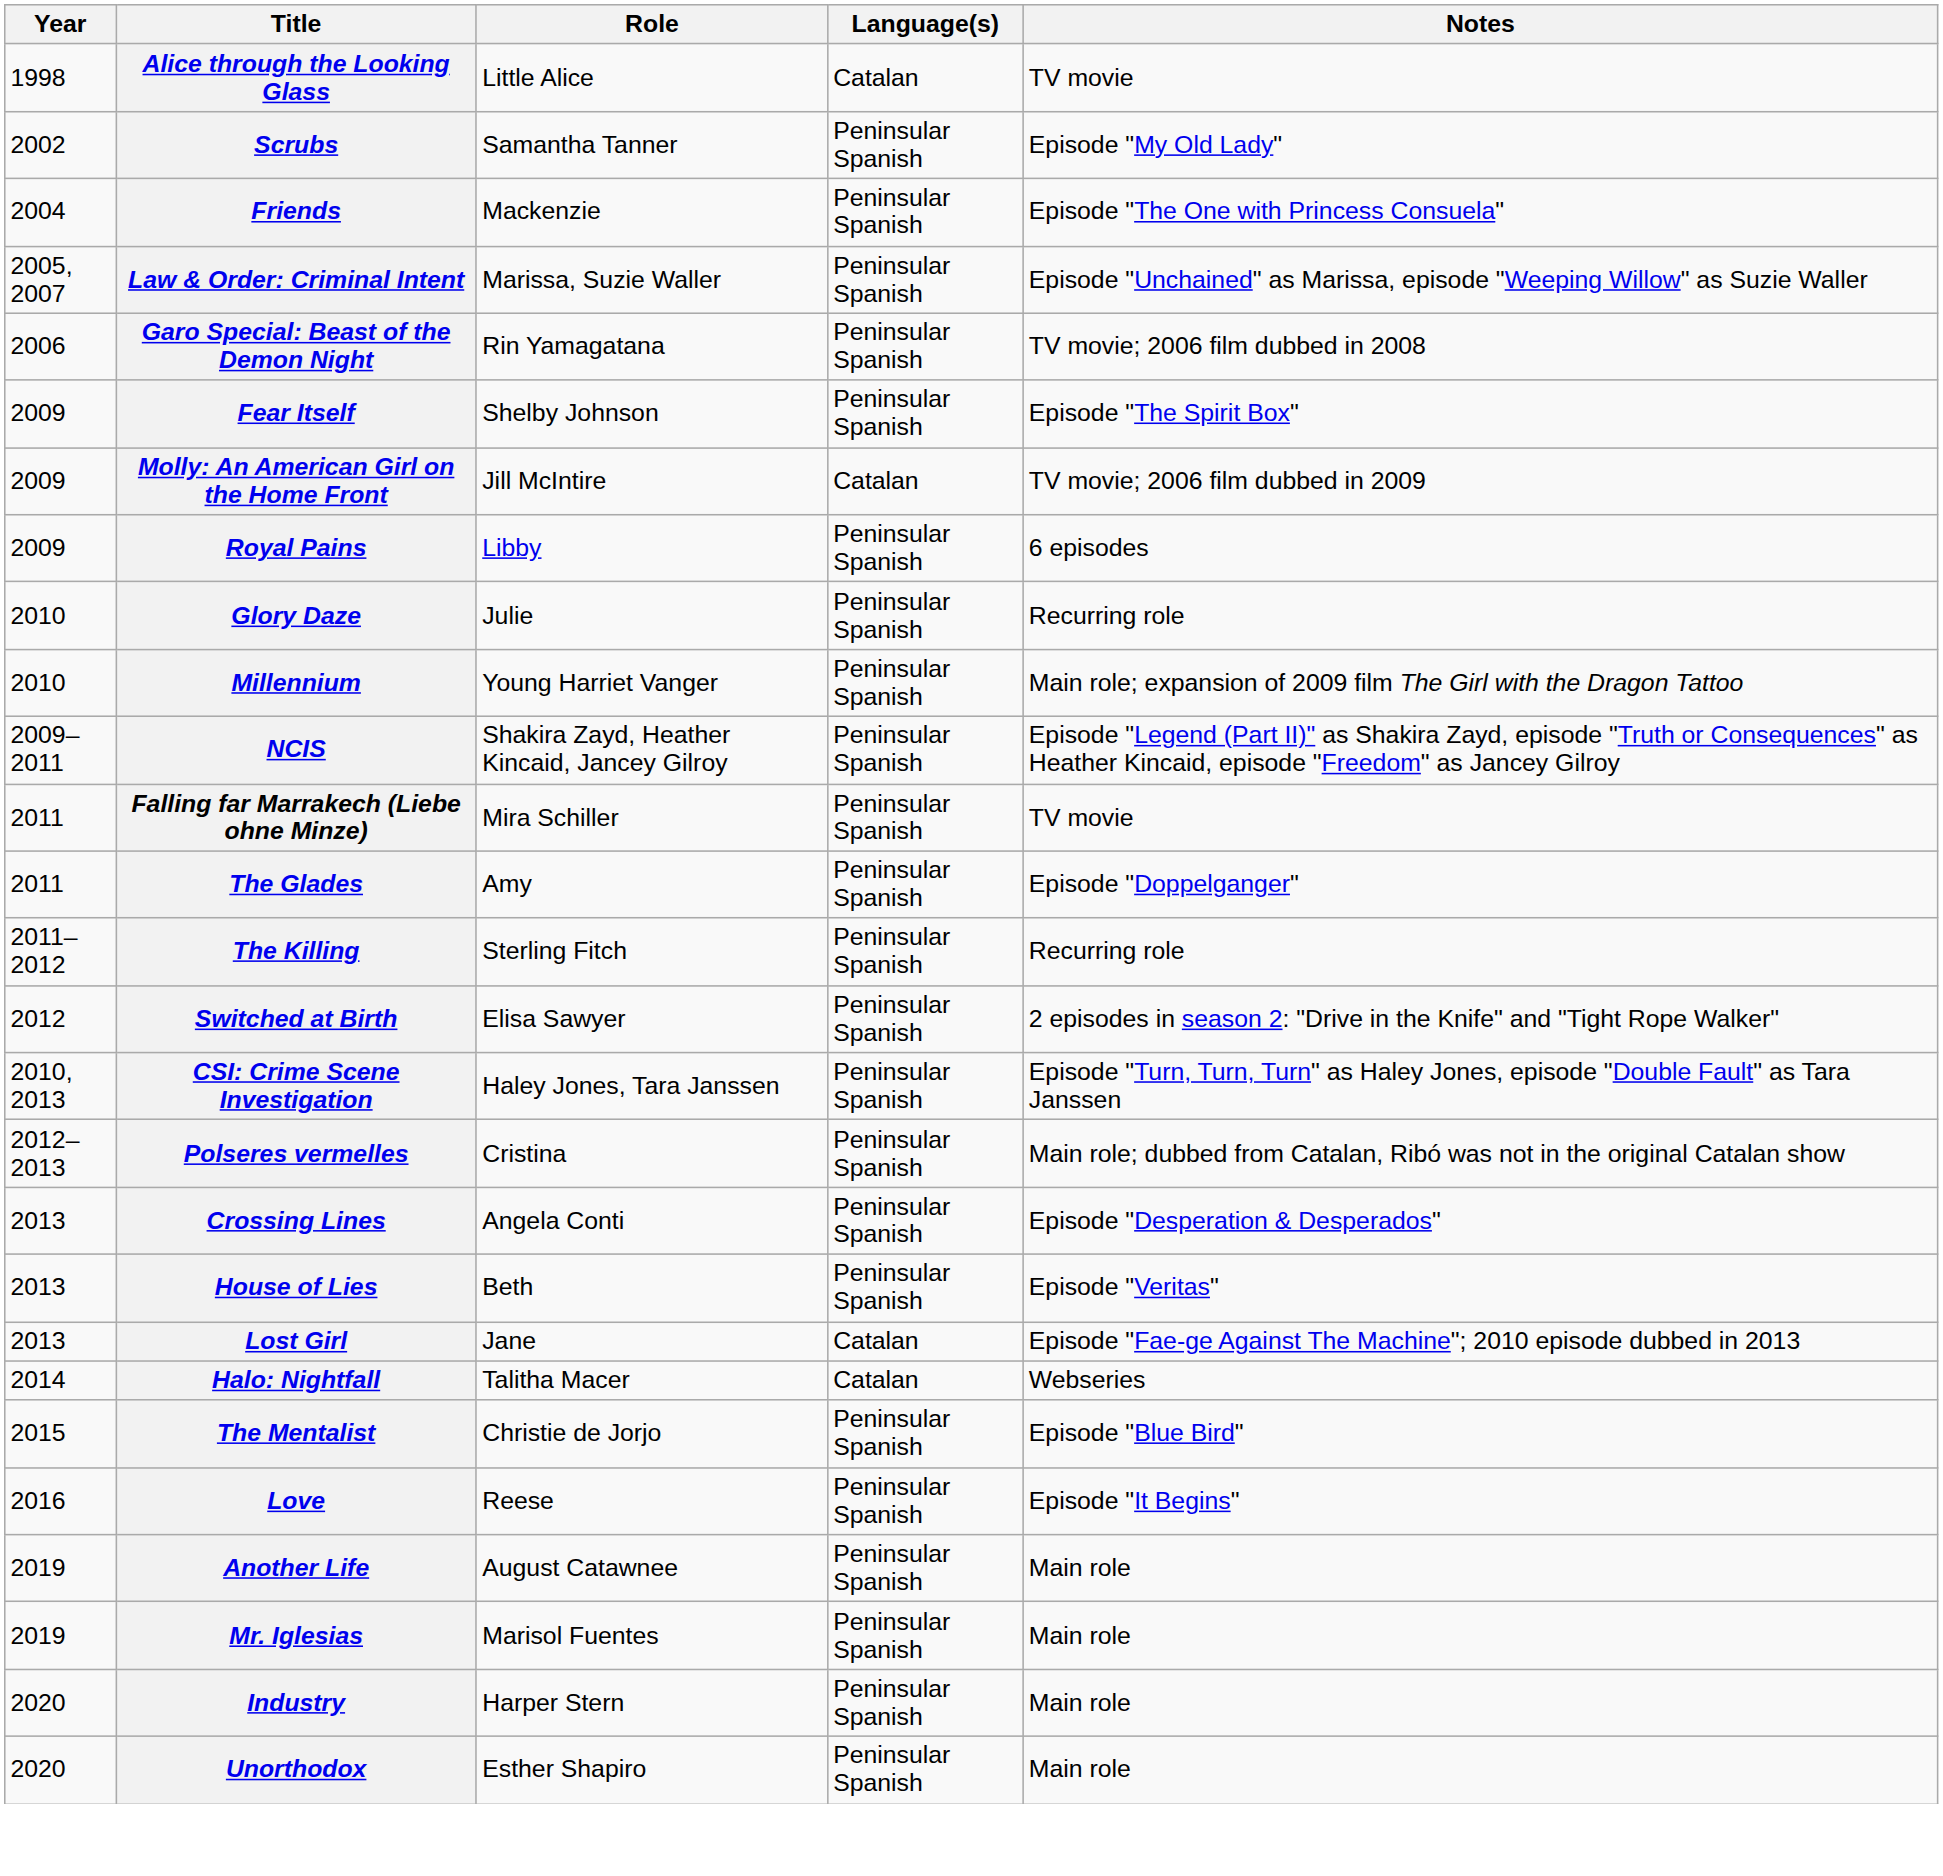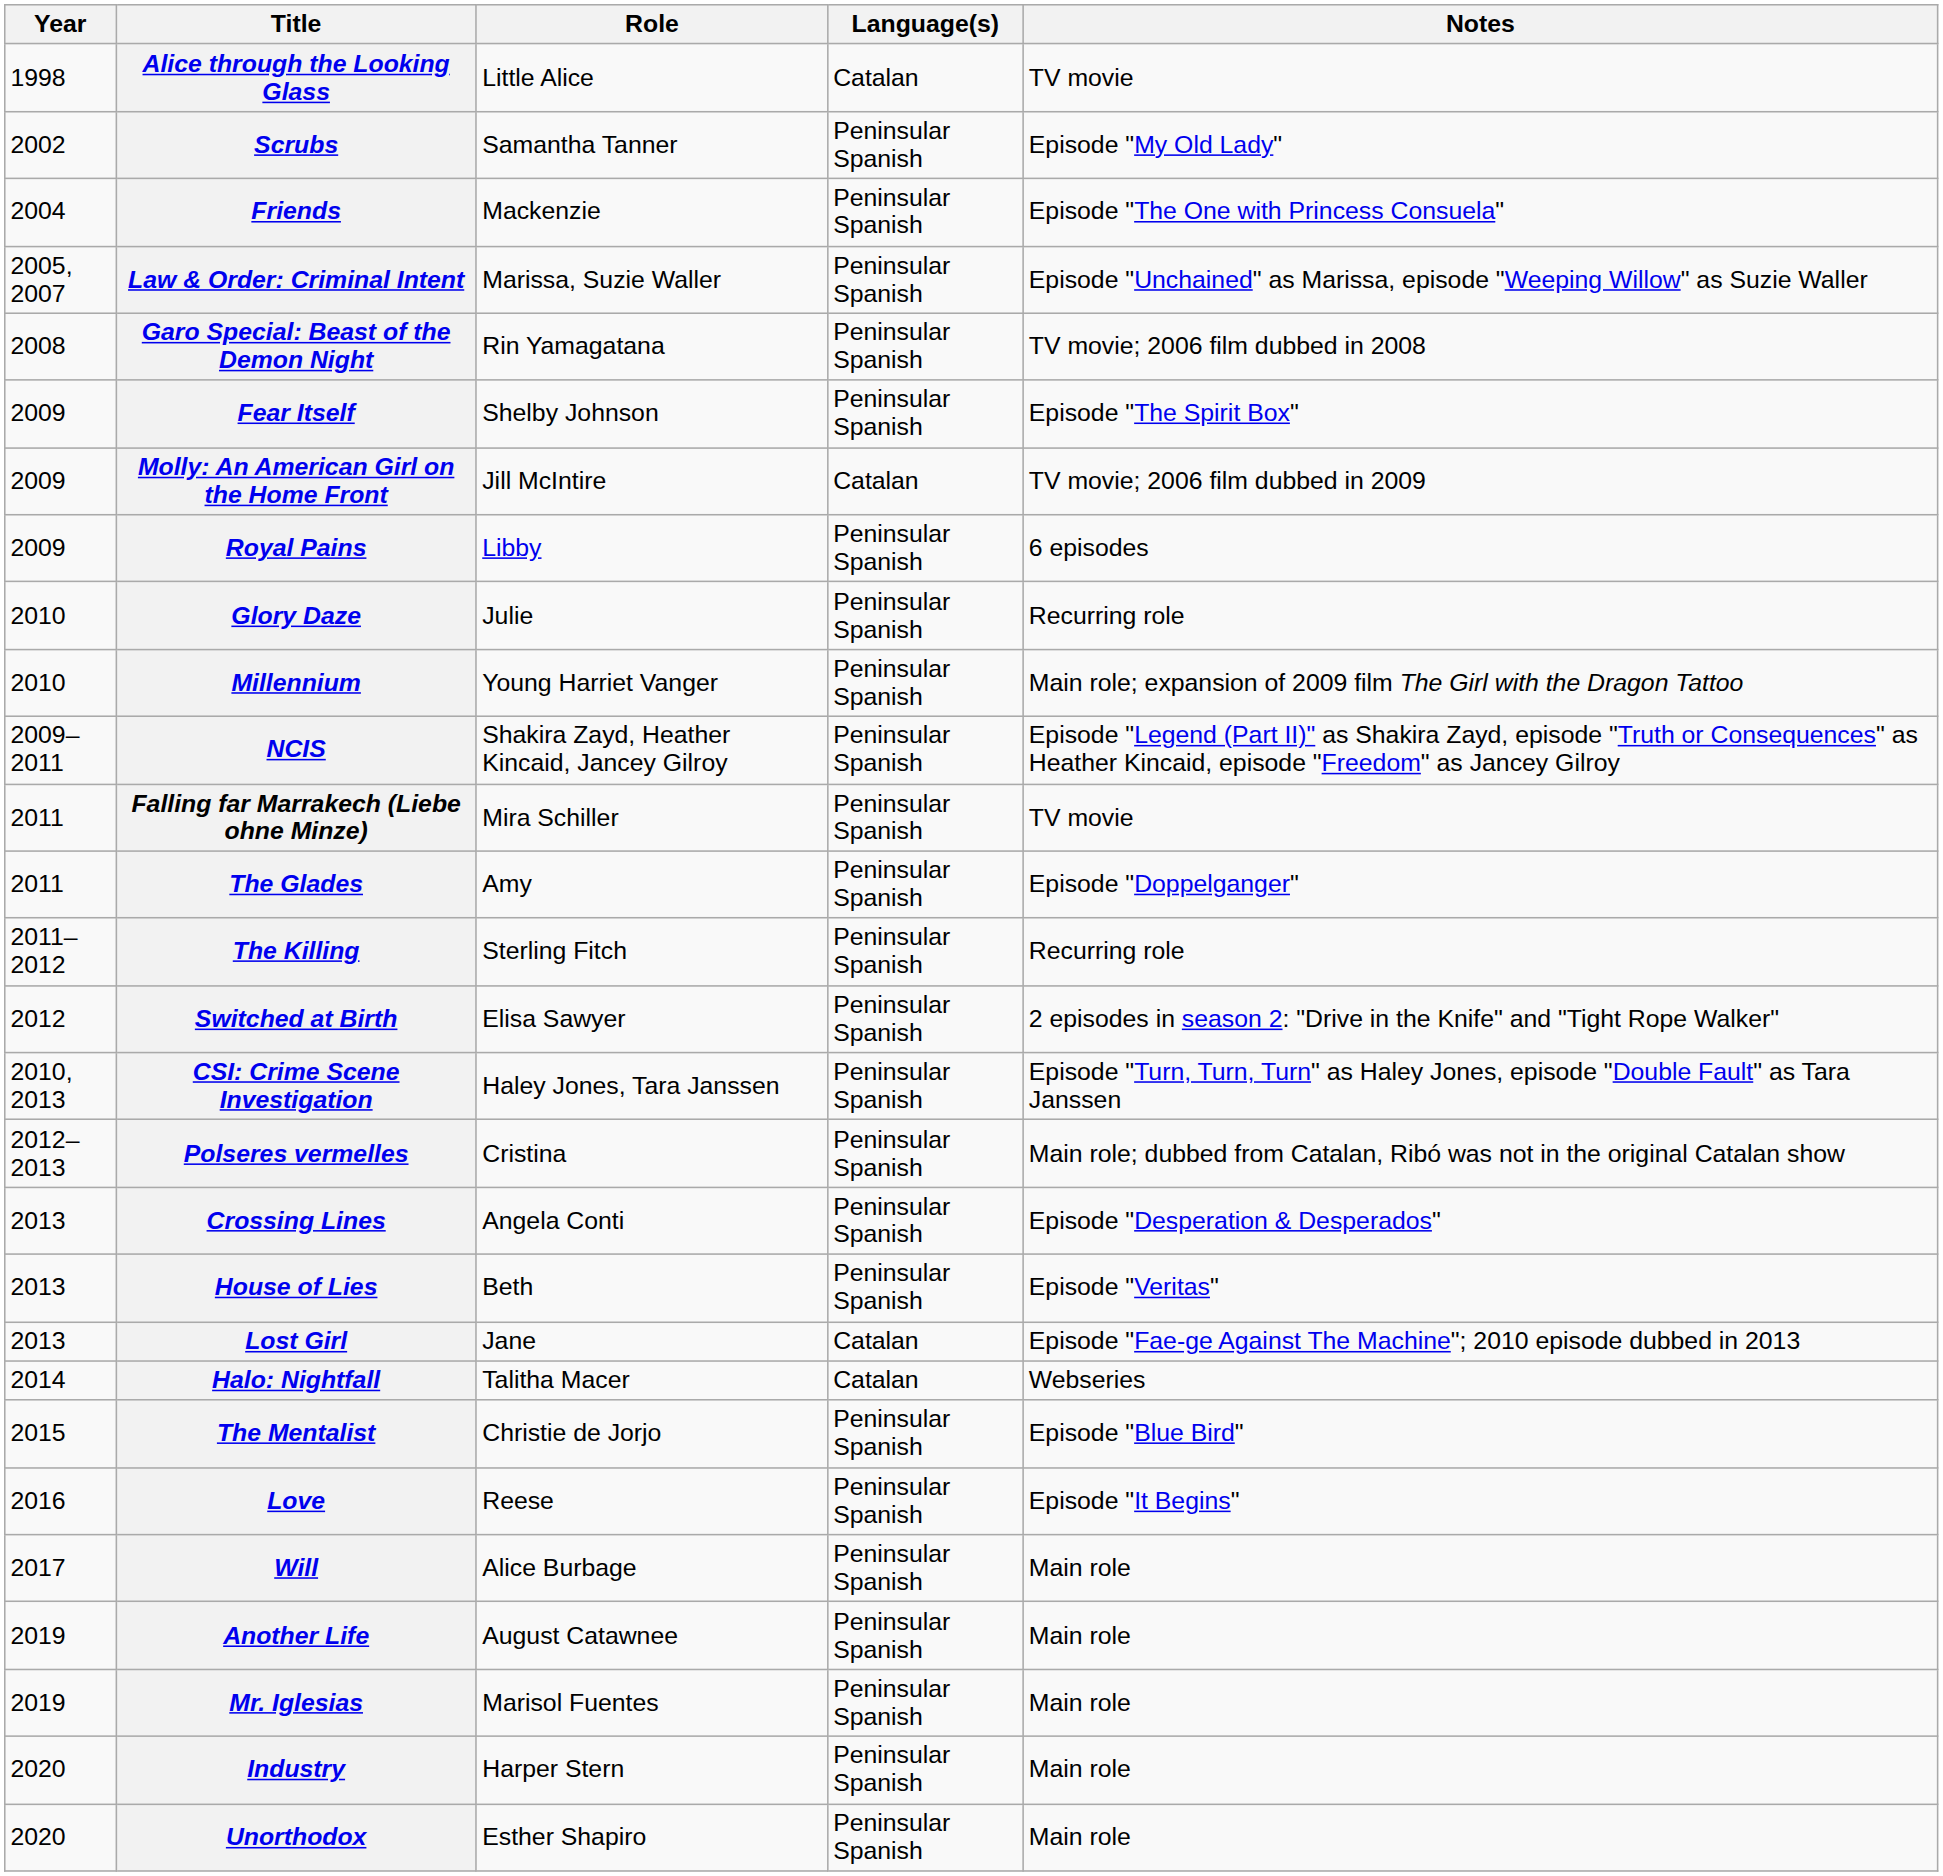(38, 346) 2006 -> (38, 346) 2008
+ row: (296, 1567)
